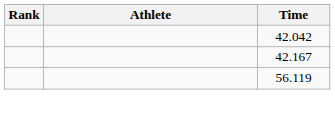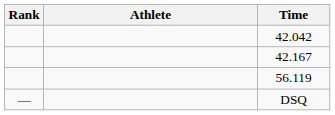+ row: (294, 99)
